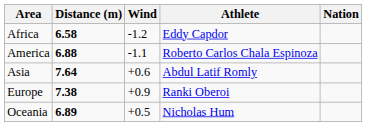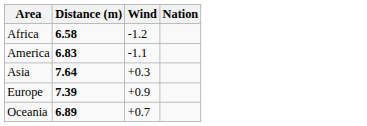- column: (240, 14)
(66, 53) 6.88 -> (66, 53) 6.83
(139, 72) +0.6 -> (139, 72) +0.3
(66, 92) 7.38 -> (66, 92) 7.39
(139, 111) +0.5 -> (139, 111) +0.7
